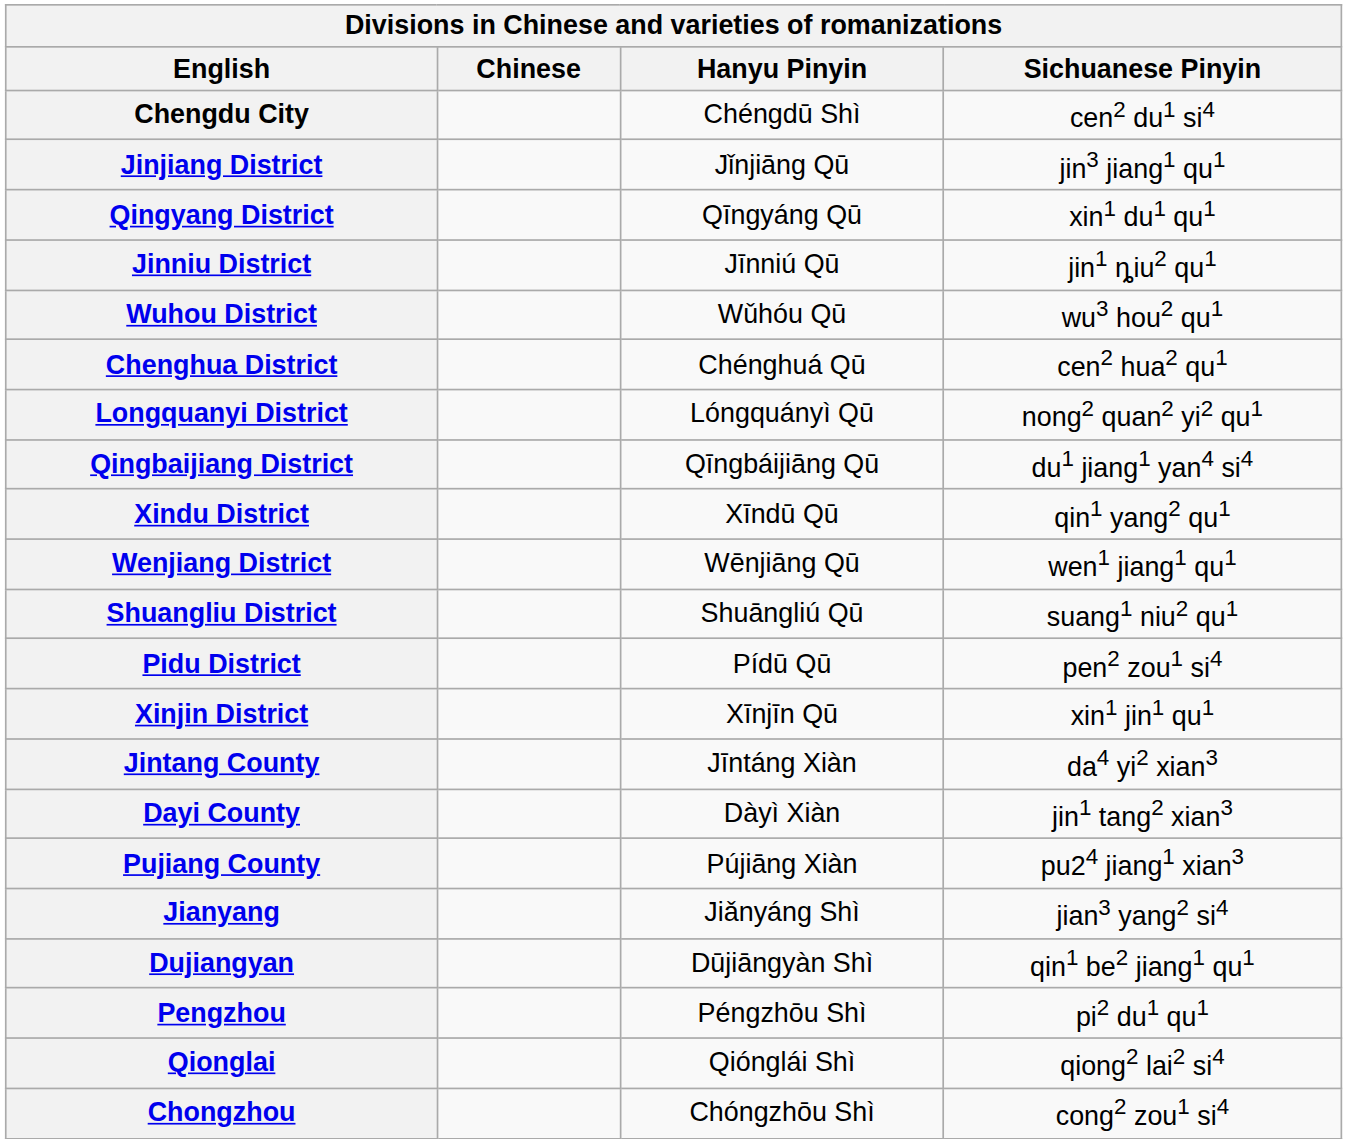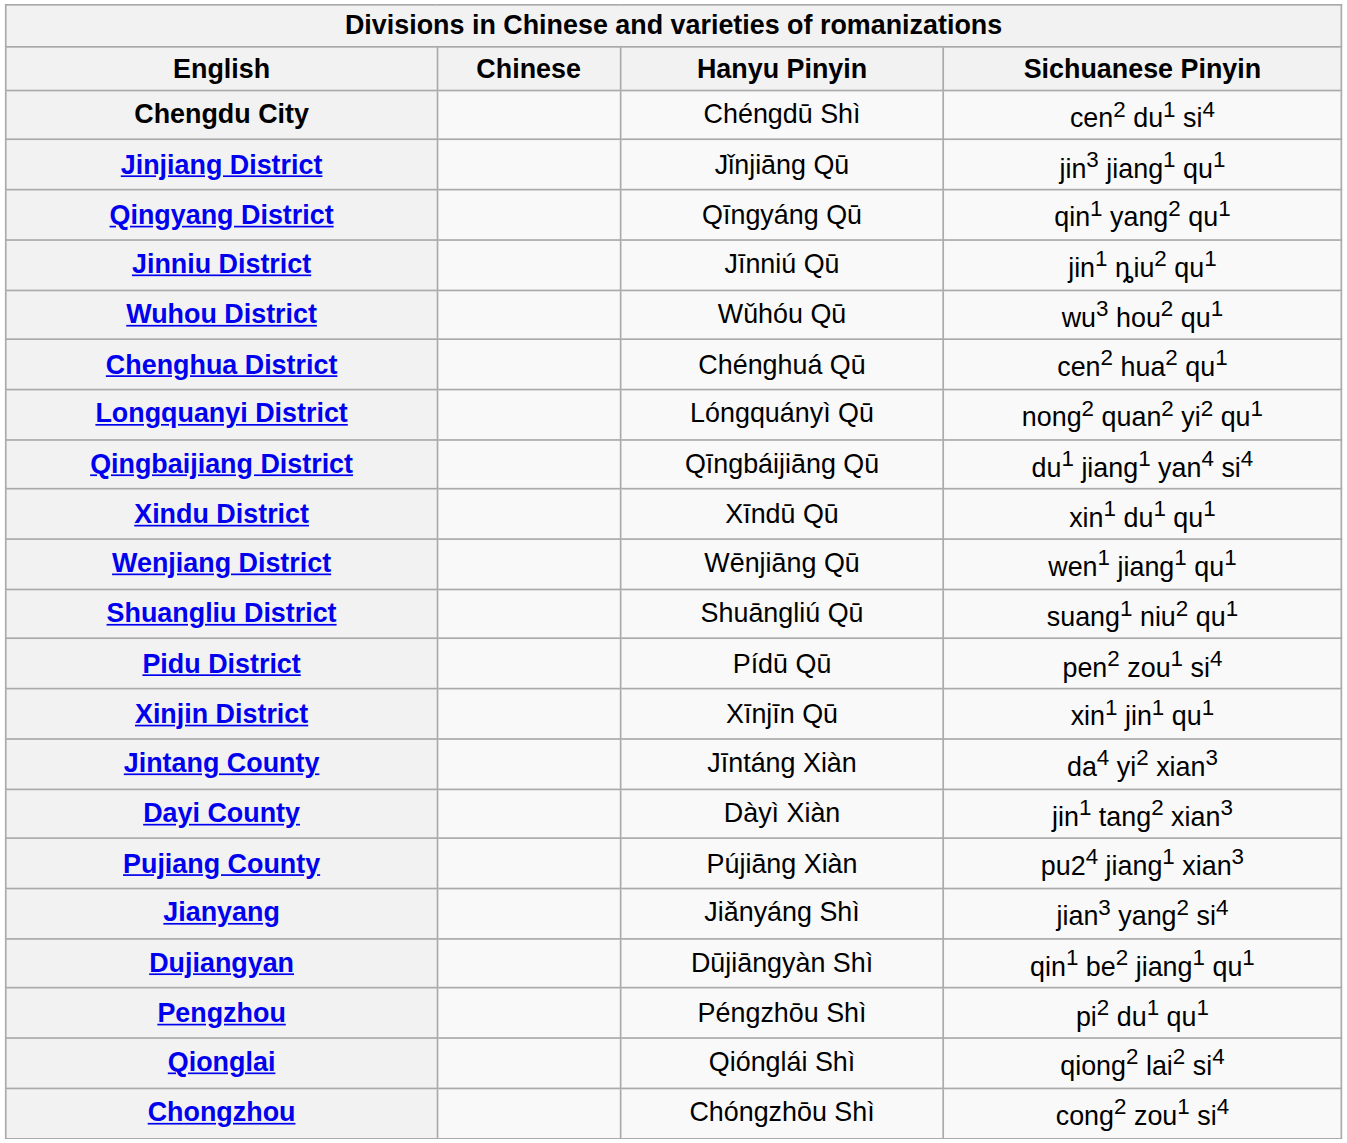(1142, 214) xin1 du1 qu1 -> (1142, 214) qin1 yang2 qu1
(1142, 513) qin1 yang2 qu1 -> (1142, 513) xin1 du1 qu1
